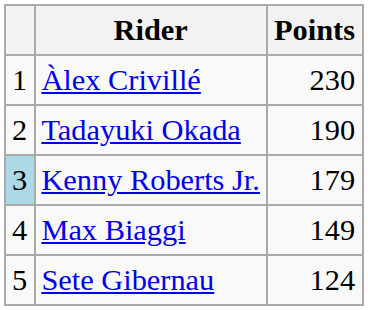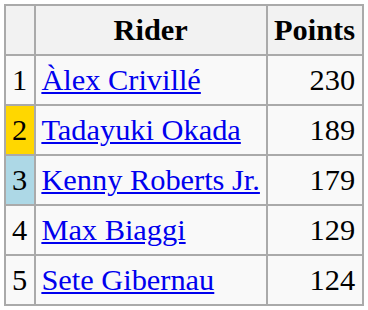(20, 130) no background -> (20, 130) gold background
(332, 130) 190 -> (332, 130) 189
(332, 230) 149 -> (332, 230) 129
